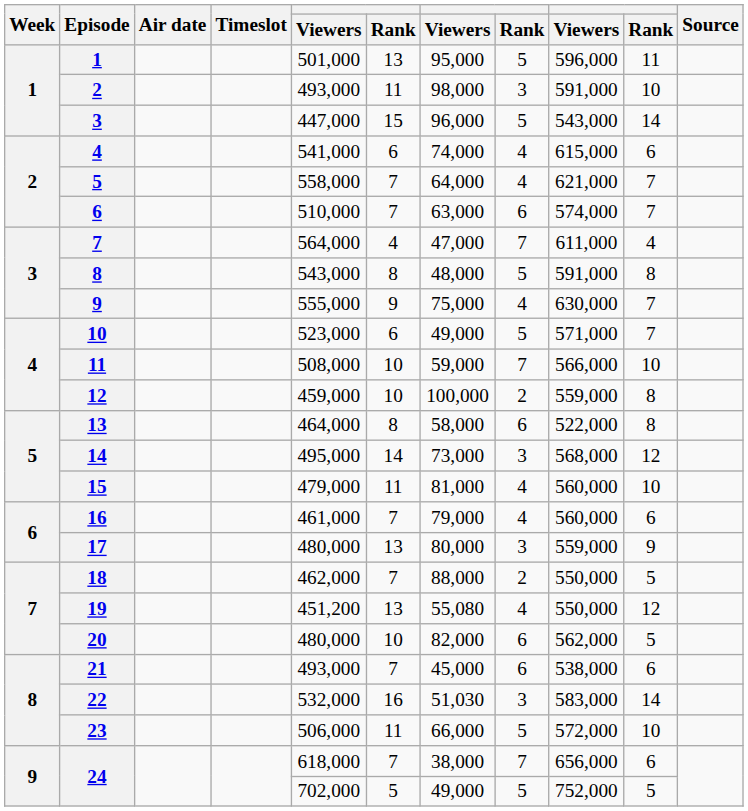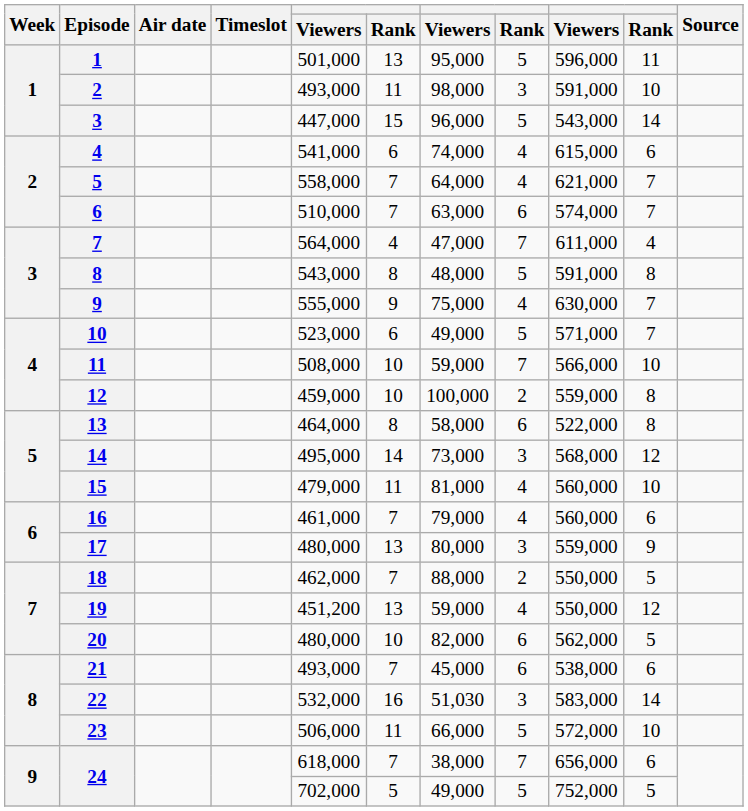(458, 609) 55,080 -> (458, 609) 59,000
